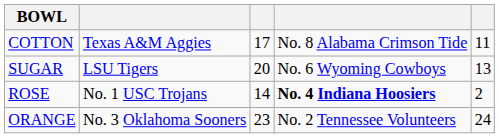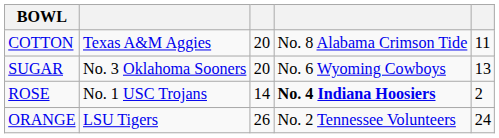(262, 42) 17 -> (262, 42) 20
(121, 68) LSU Tigers -> (165, 68) No. 3 Oklahoma Sooners
(165, 119) No. 3 Oklahoma Sooners -> (121, 119) LSU Tigers
(262, 119) 23 -> (262, 119) 26
